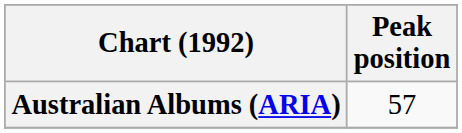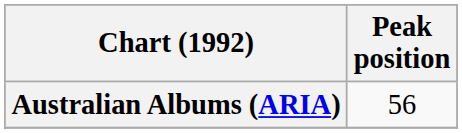(402, 104) 57 -> (402, 104) 56
